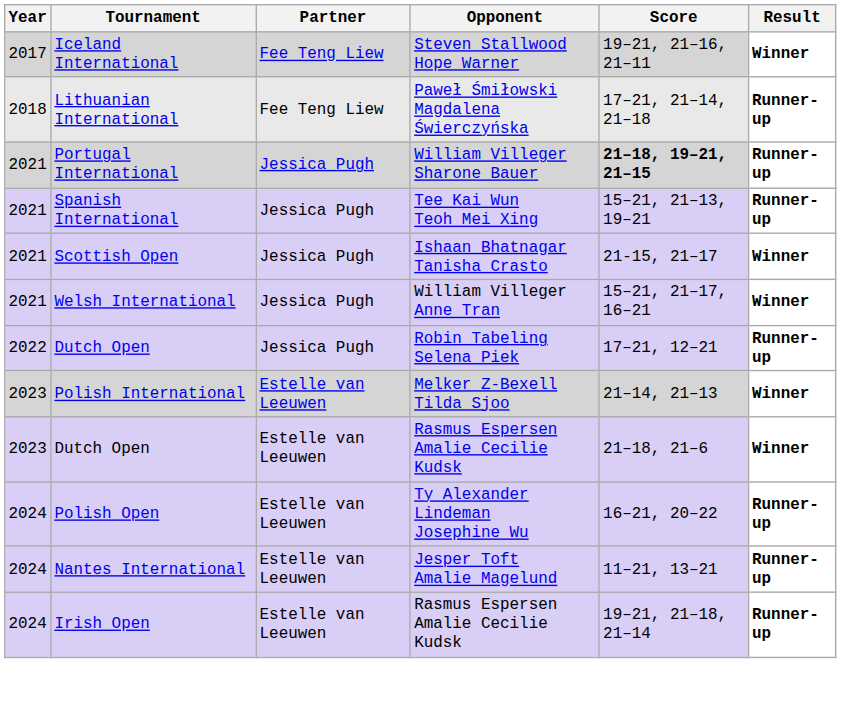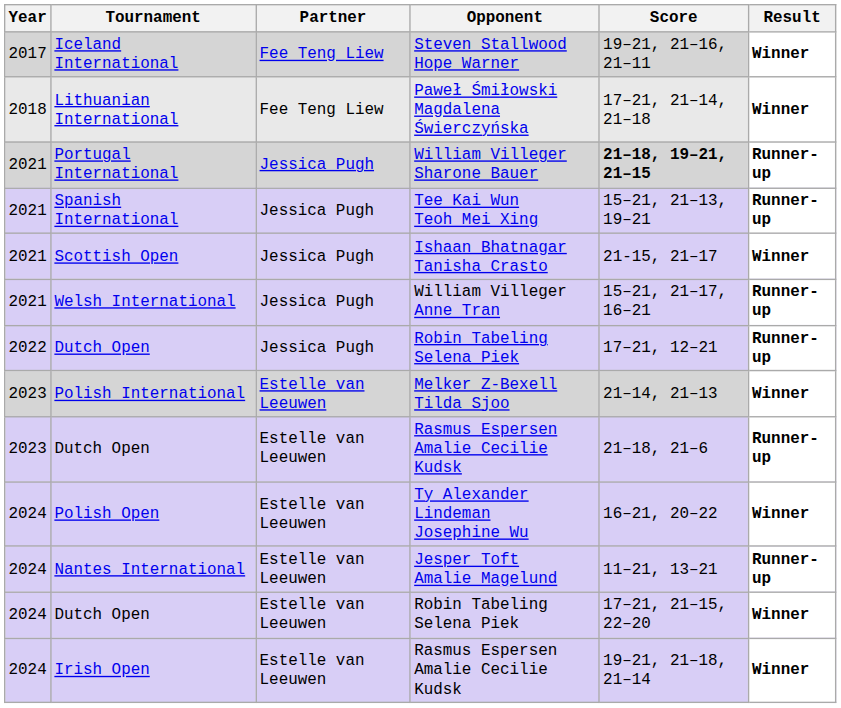(785, 109) Runner-up -> (781, 109) Winner
(781, 302) Winner -> (785, 302) Runner-up
(781, 449) Winner -> (785, 449) Runner-up
(785, 514) Runner-up -> (781, 514) Winner
+ row: (28, 615)
(785, 624) Runner-up -> (781, 670) Winner
